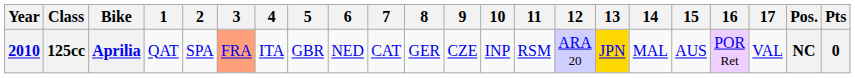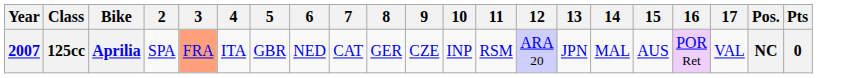- column: (163, 17)
(24, 51) 2010 -> (24, 51) 2007
(612, 51) gold background -> (574, 51) no background
